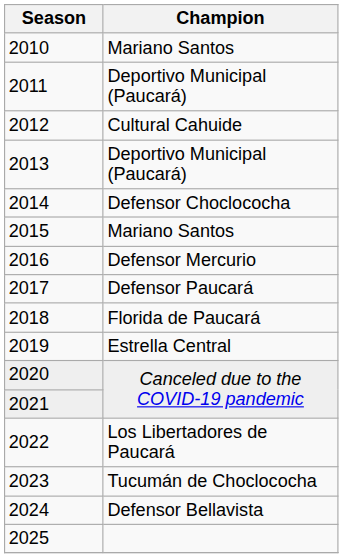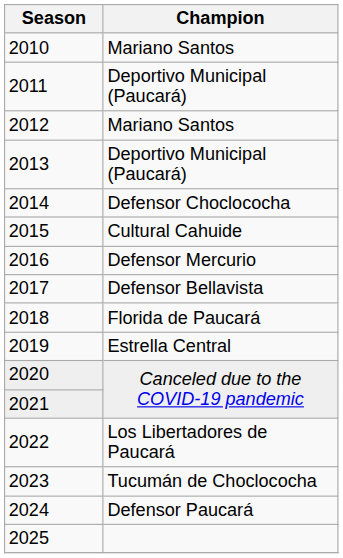(175, 125) Cultural Cahuide -> (171, 125) Mariano Santos
(171, 231) Mariano Santos -> (175, 231) Cultural Cahuide
(180, 288) Defensor Paucará -> (185, 288) Defensor Bellavista
(185, 509) Defensor Bellavista -> (180, 509) Defensor Paucará
